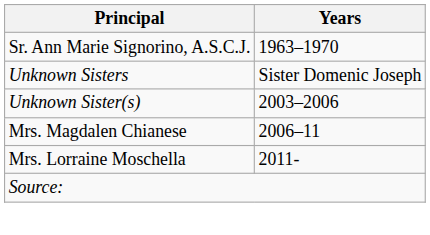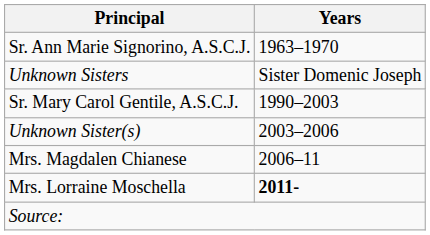+ row: (124, 103)
(279, 159) normal -> (279, 187) bold
